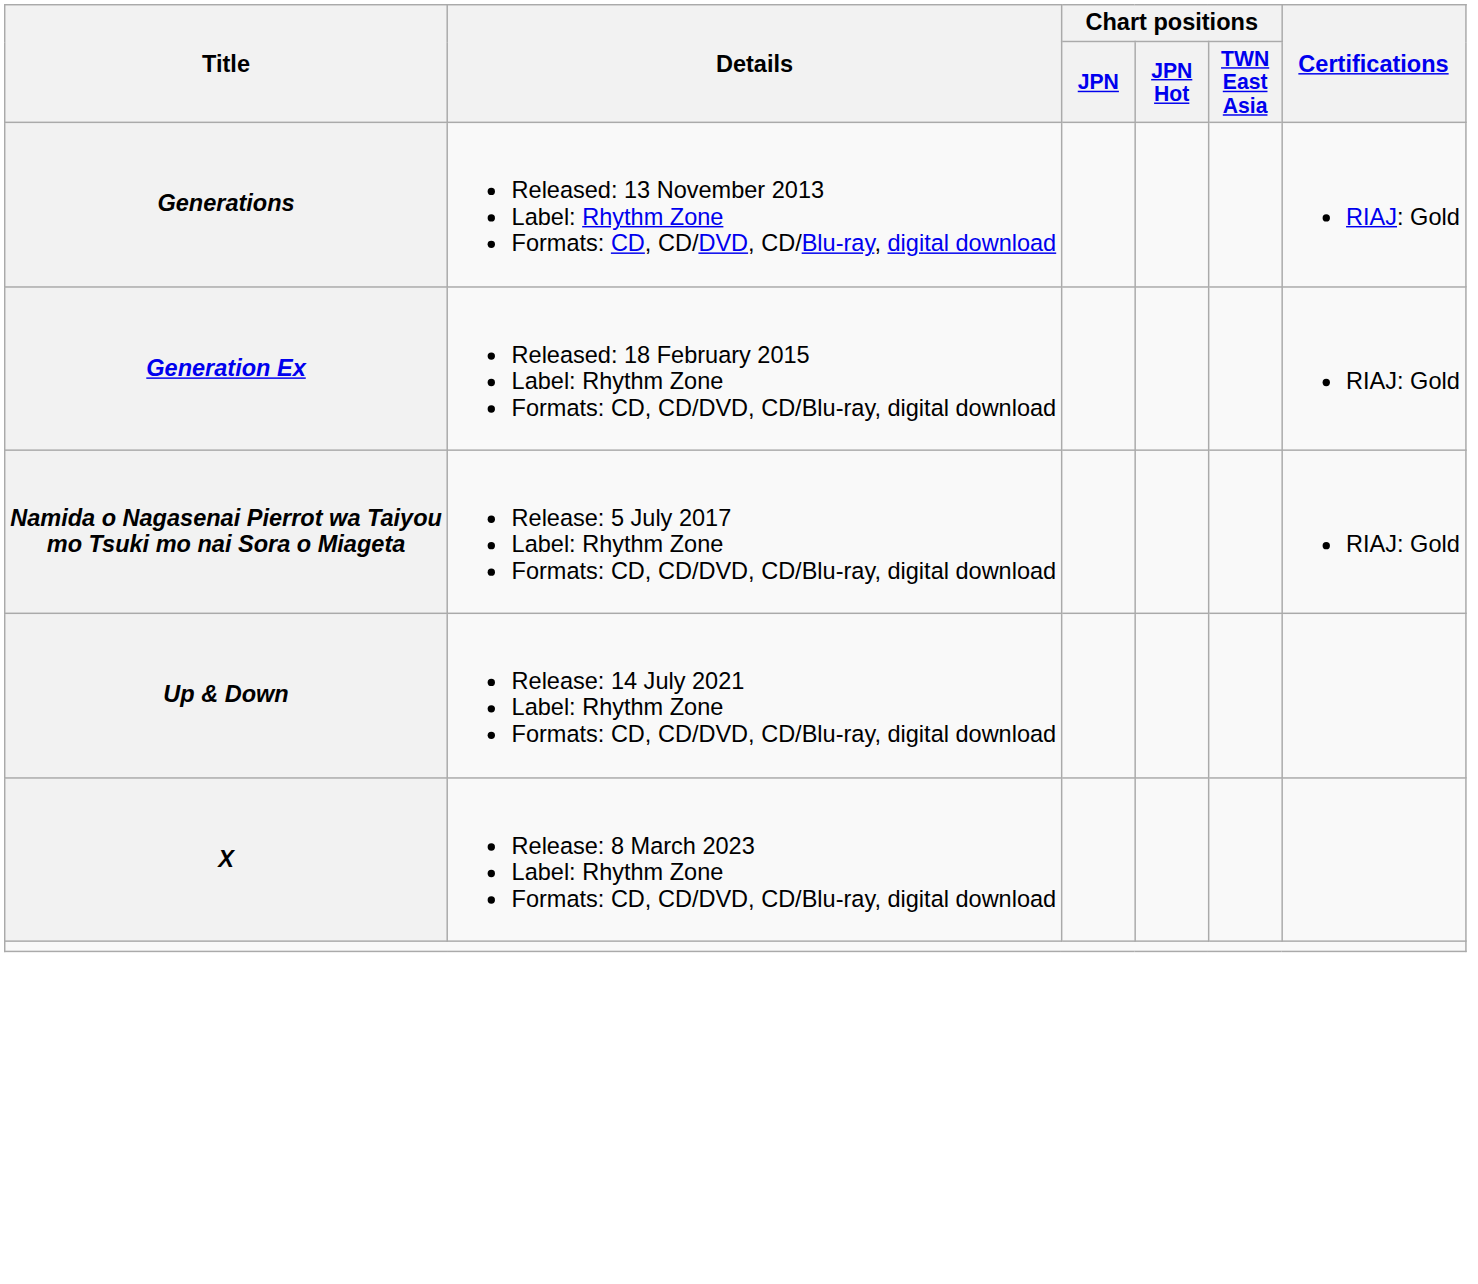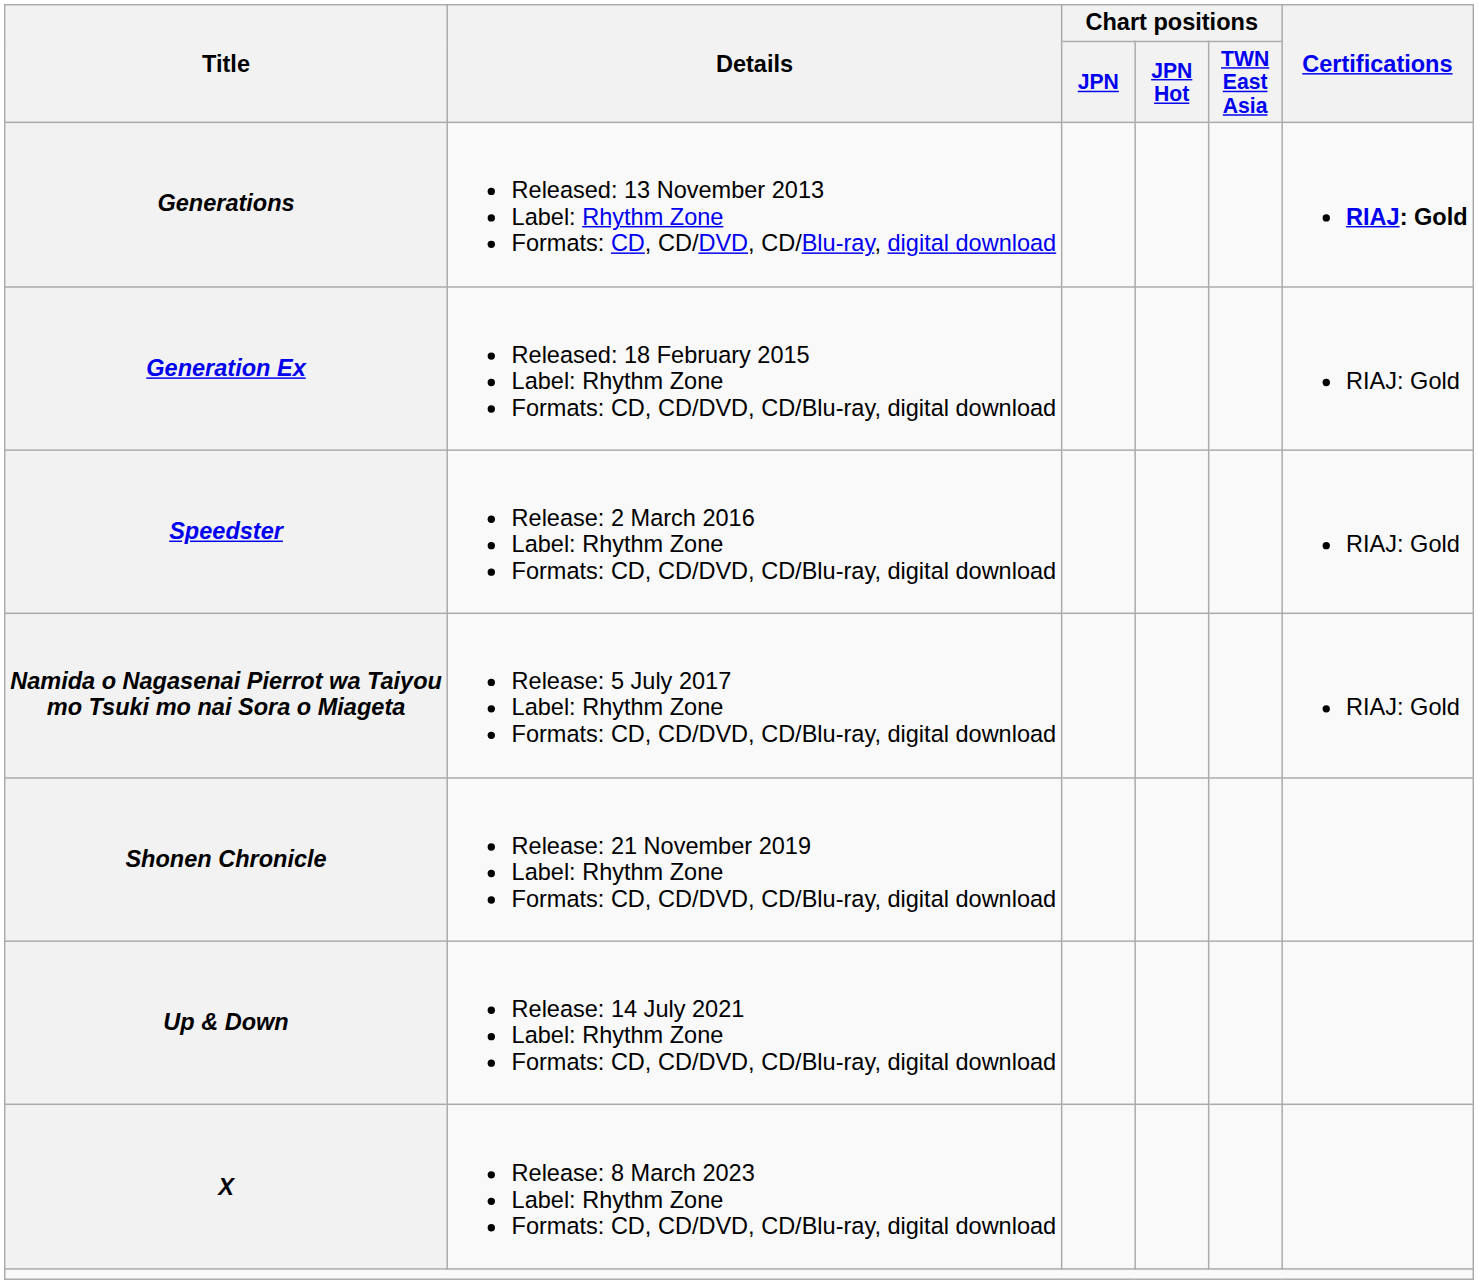(1374, 218) normal -> (1377, 218) bold
+ row: (226, 531)
+ row: (226, 859)
